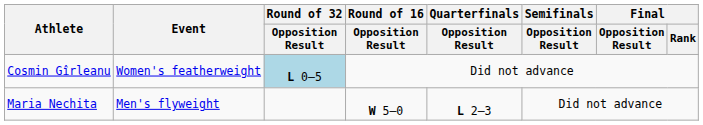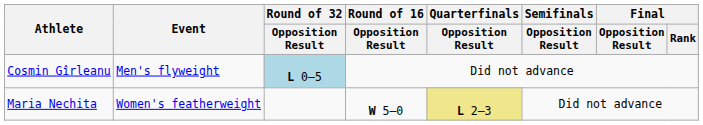(189, 71) Women's featherweight -> (168, 71) Men's flyweight
(168, 104) Men's flyweight -> (189, 104) Women's featherweight
(474, 111) no background -> (474, 111) khaki background
